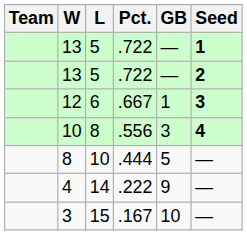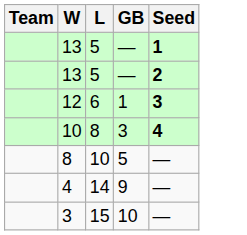- column: (135, 18)
